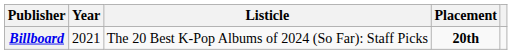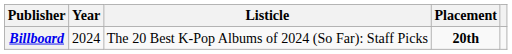(86, 37) 2021 -> (86, 37) 2024
